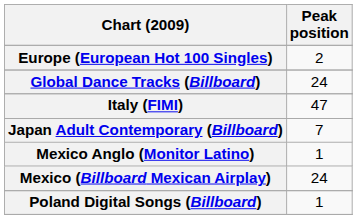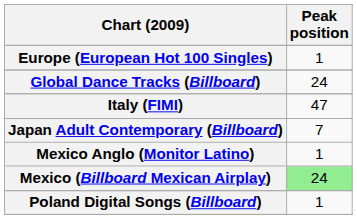(319, 57) 2 -> (319, 57) 1
(319, 178) no background -> (319, 178) lightgreen background
